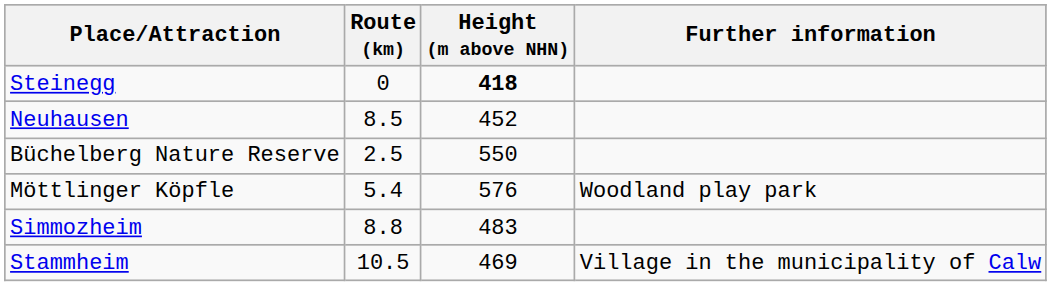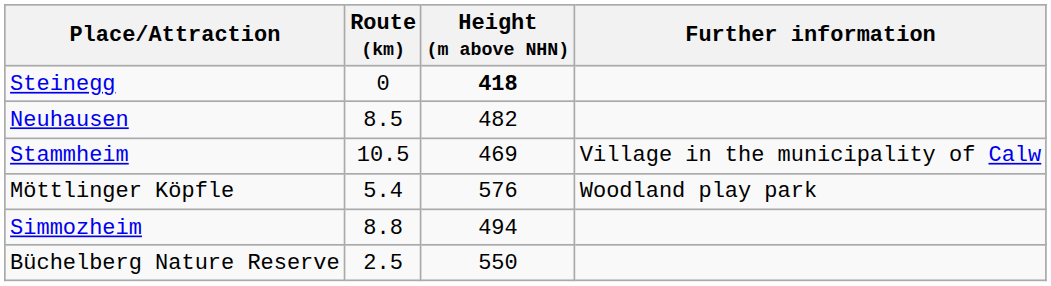(498, 120) 452 -> (498, 120) 482
rows swapped: (175, 156) <-> (69, 263)
(498, 227) 483 -> (498, 227) 494
